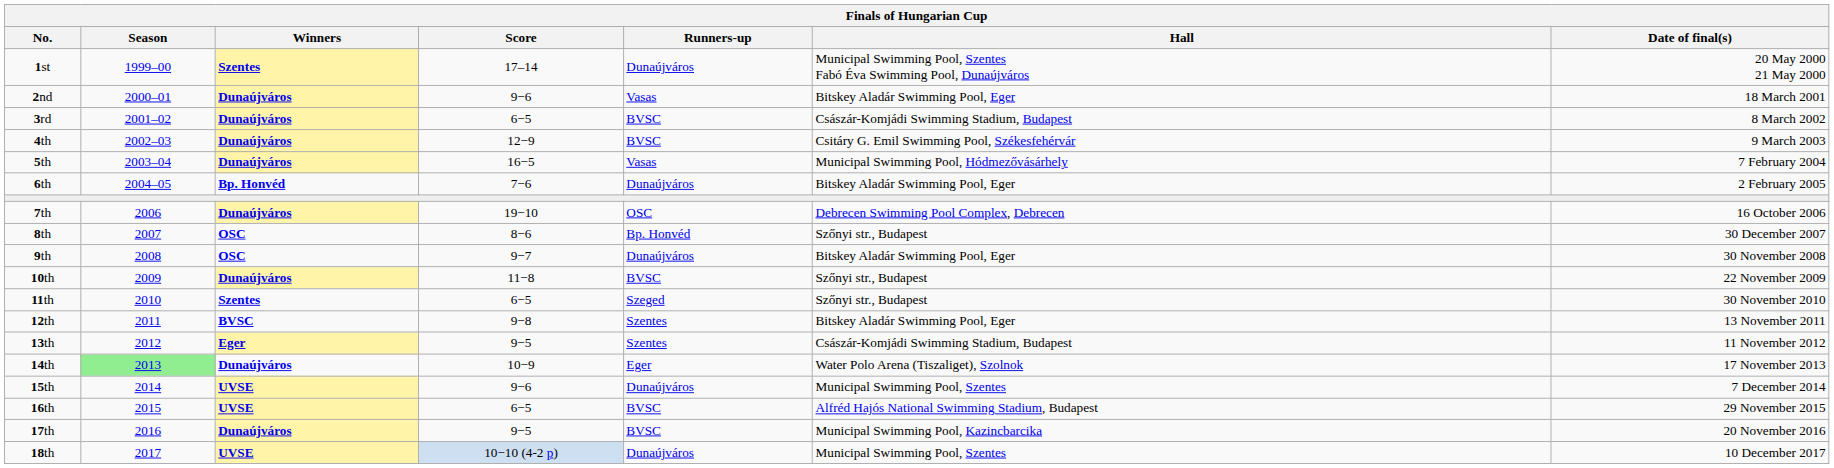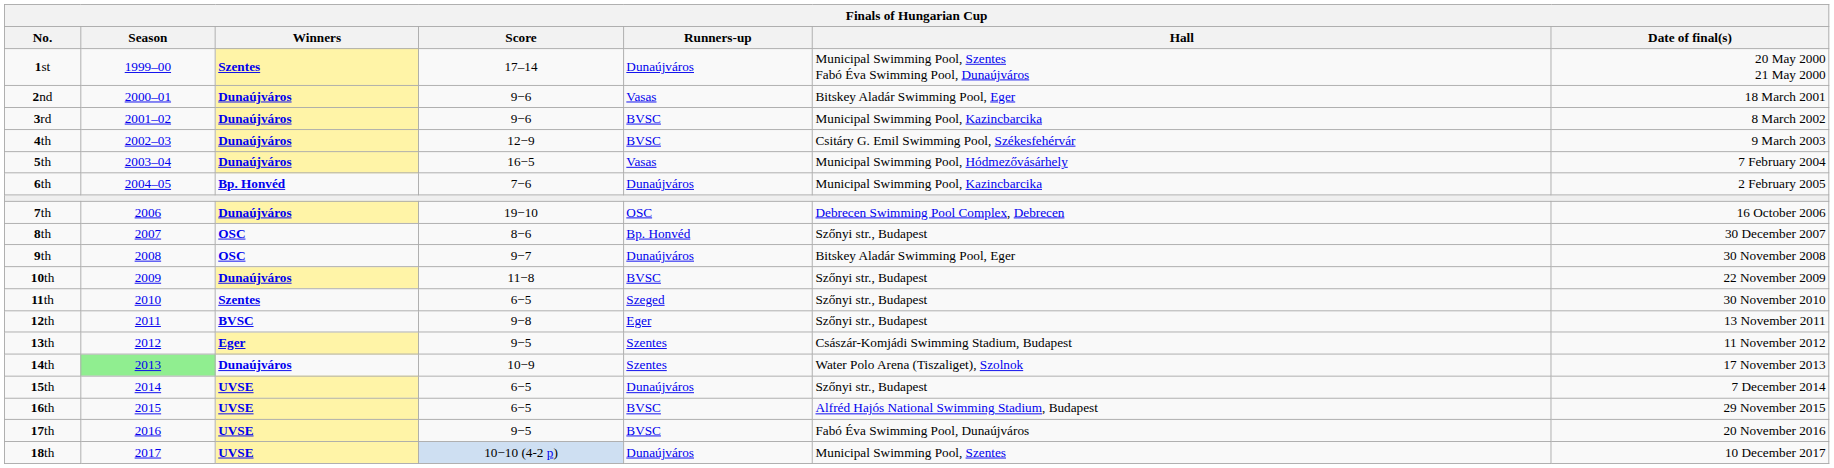(521, 118) 6−5 -> (521, 118) 9−6
(944, 118) Császár-Komjádi Swimming Stadium, Budapest -> (929, 118) Municipal Swimming Pool, Kazincbarcika
(915, 184) Bitskey Aladár Swimming Pool, Eger -> (929, 184) Municipal Swimming Pool, Kazincbarcika
(647, 321) Szentes -> (639, 321) Eger
(915, 321) Bitskey Aladár Swimming Pool, Eger -> (871, 321) Szőnyi str., Budapest
(639, 365) Eger -> (647, 365) Szentes
(521, 387) 9−6 -> (521, 387) 6−5
(911, 387) Municipal Swimming Pool, Szentes -> (871, 387) Szőnyi str., Budapest
(255, 430) Dunaújváros -> (236, 430) UVSE
(929, 430) Municipal Swimming Pool, Kazincbarcika -> (922, 430) Fabó Éva Swimming Pool, Dunaújváros
